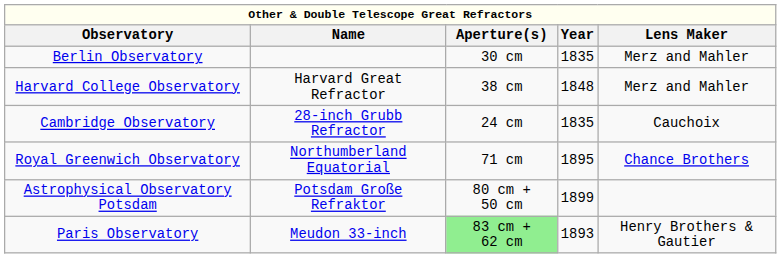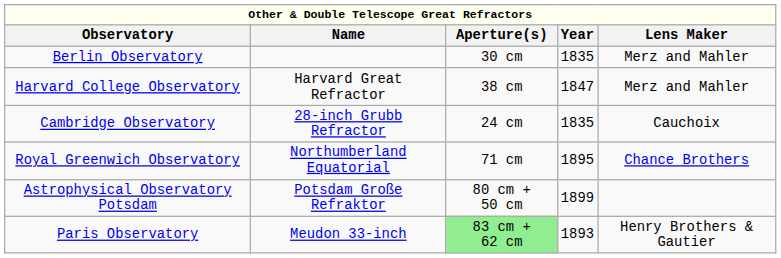(577, 87) 1848 -> (577, 87) 1847
